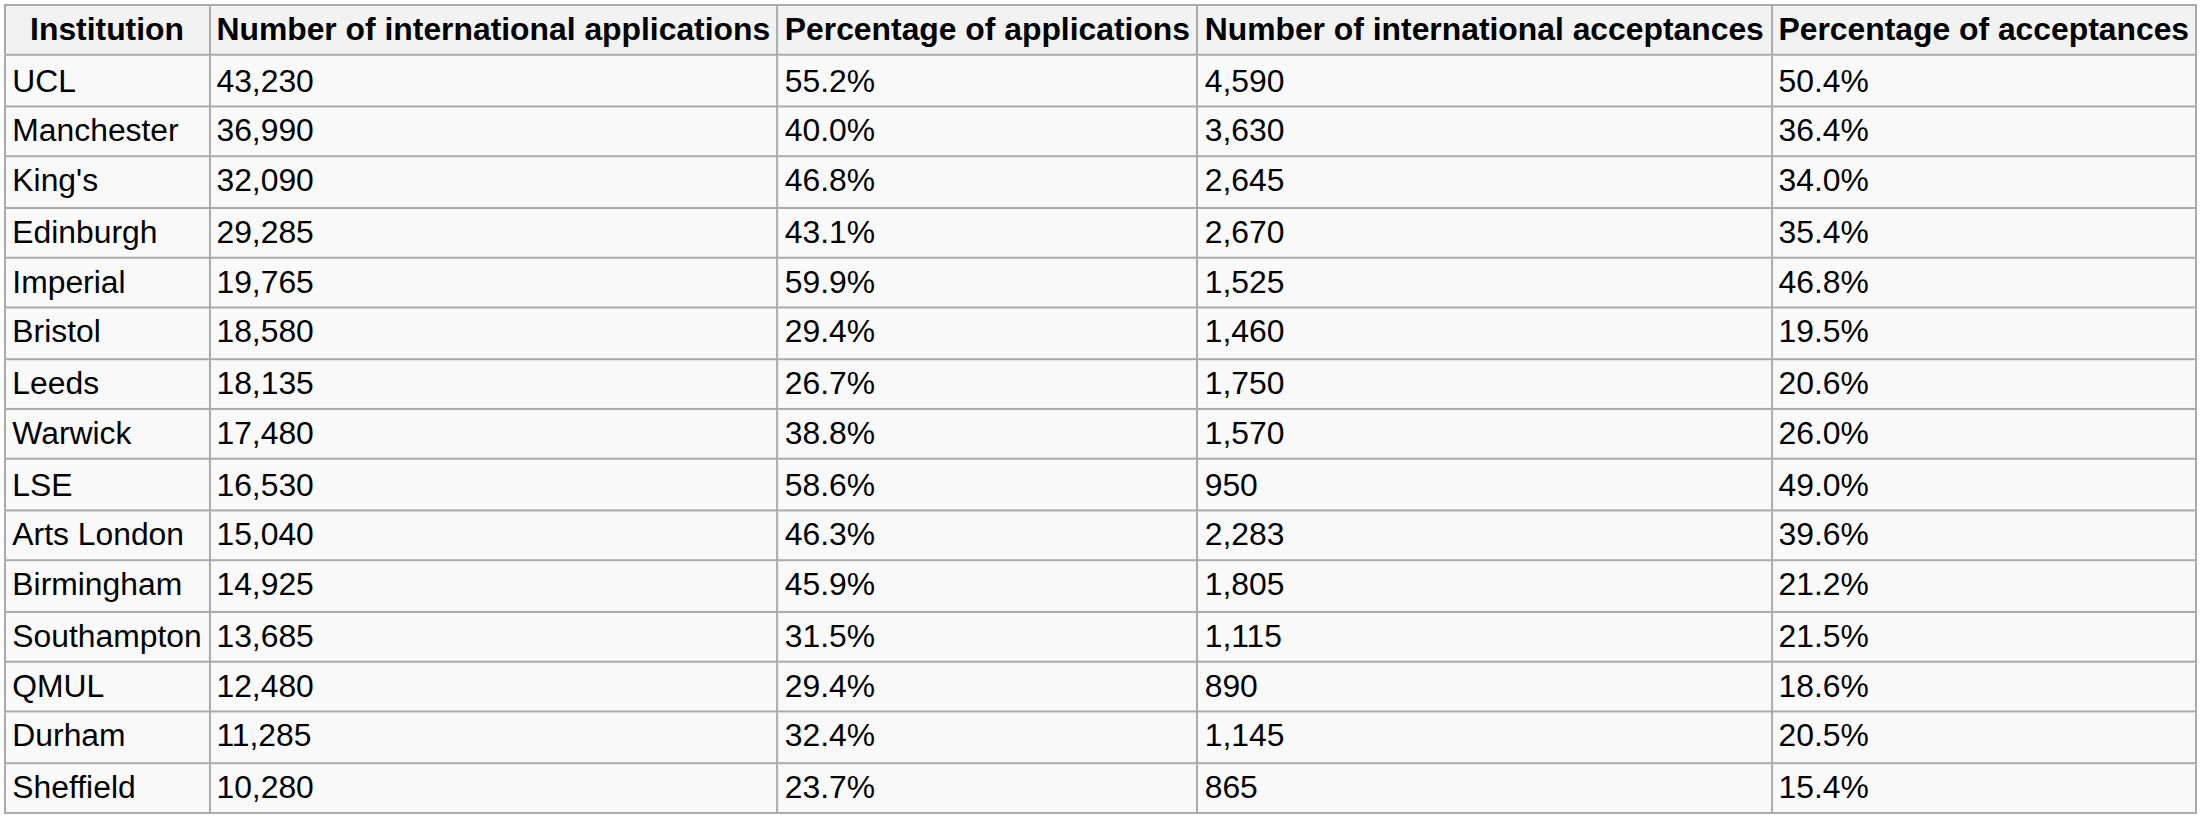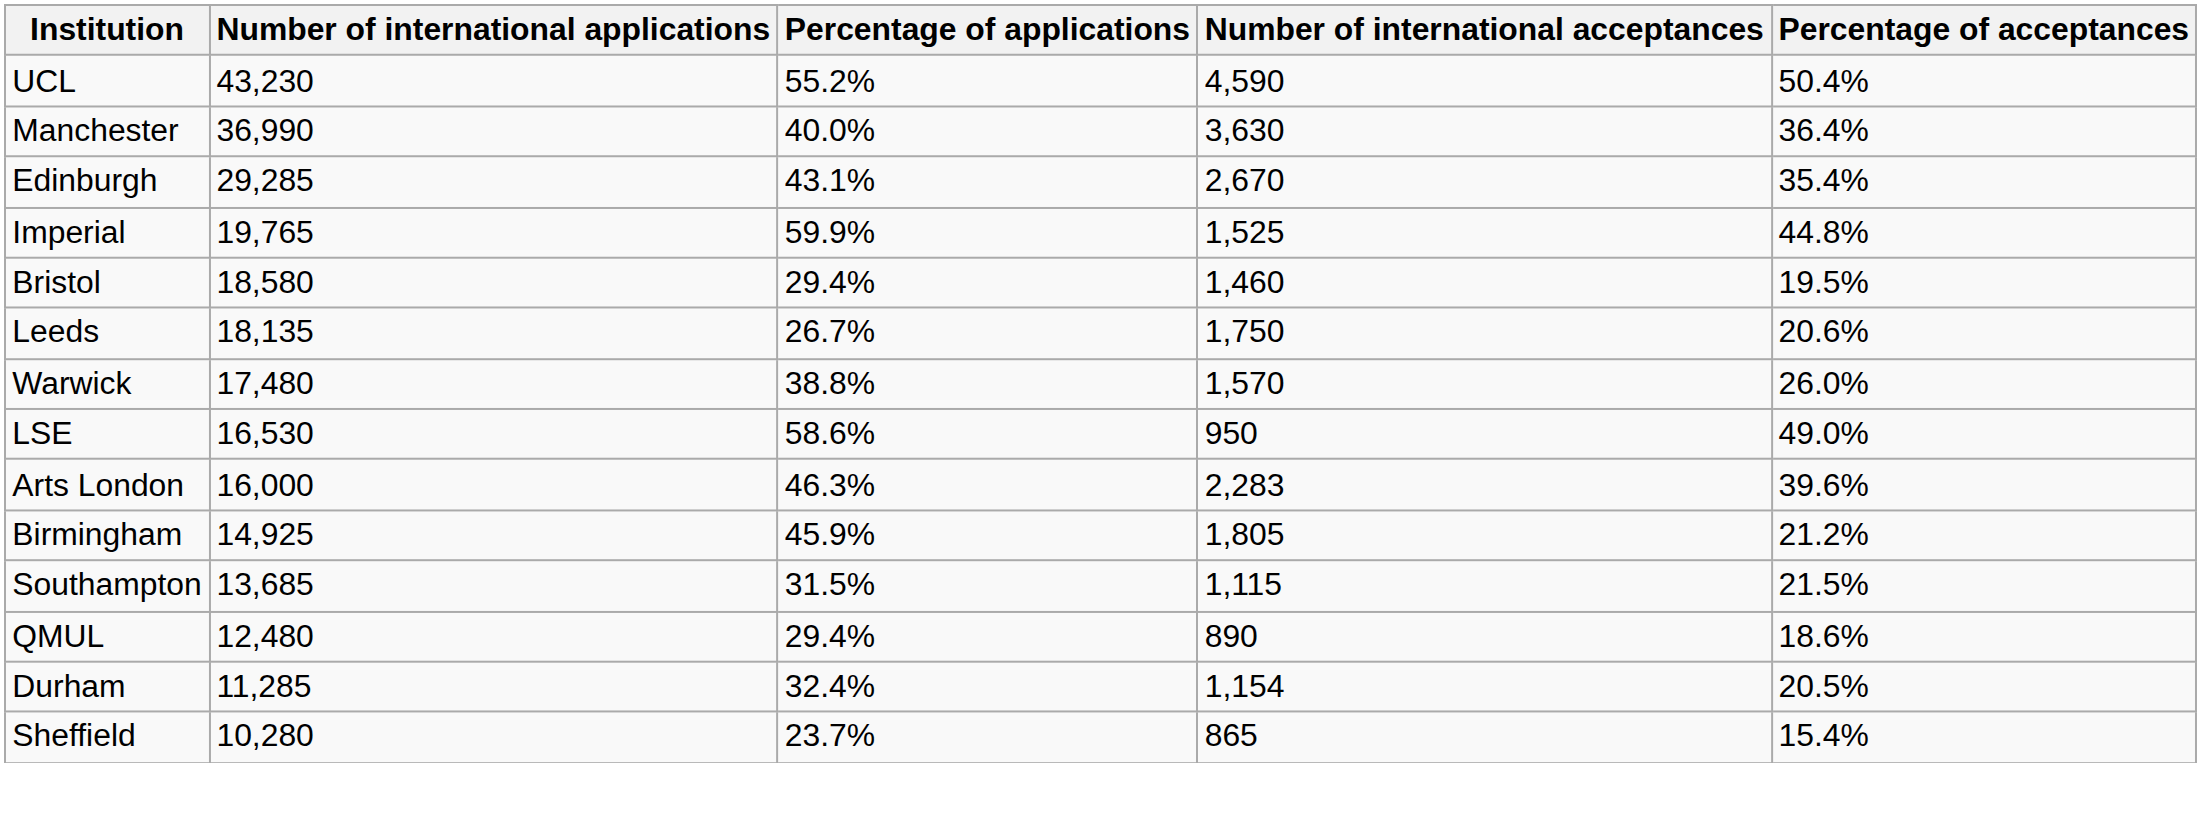- row: (55, 181)
(1824, 282) 46.8% -> (1824, 231) 44.8%
(265, 534) 15,040 -> (265, 484) 16,000
(1245, 736) 1,145 -> (1245, 686) 1,154
